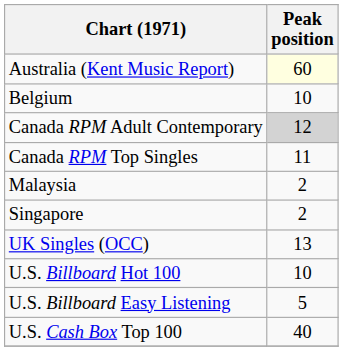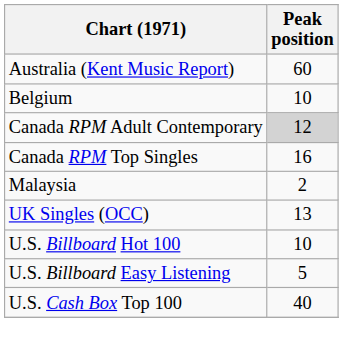(302, 68) lightyellow background -> (302, 68) no background
(302, 156) 11 -> (302, 156) 16
- row: (46, 214)
